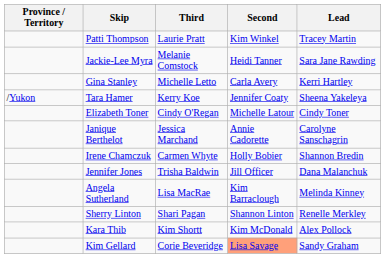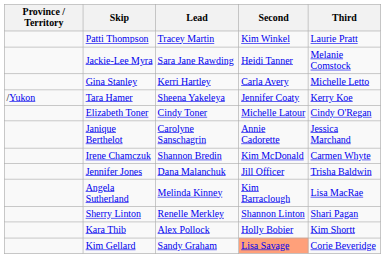columns swapped: (192, 17) <-> (339, 17)
(256, 155) Holly Bobier -> (272, 155) Kim McDonald
(261, 230) Kim McDonald -> (267, 230) Holly Bobier
